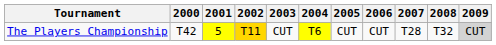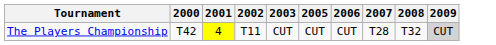- column: (315, 14)
(218, 32) 5 -> (218, 32) 4
(251, 32) gold background -> (251, 32) no background
